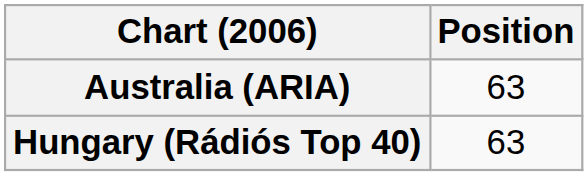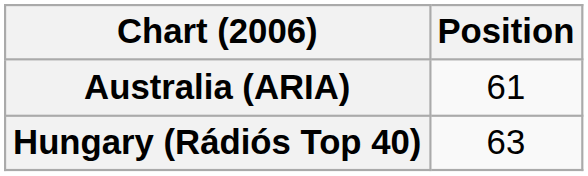(506, 87) 63 -> (506, 87) 61
